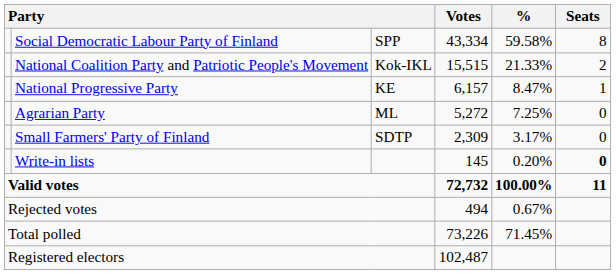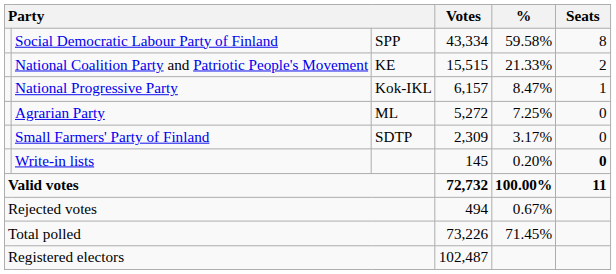(403, 64) Kok-IKL -> (385, 64) KE
(385, 88) KE -> (403, 88) Kok-IKL
